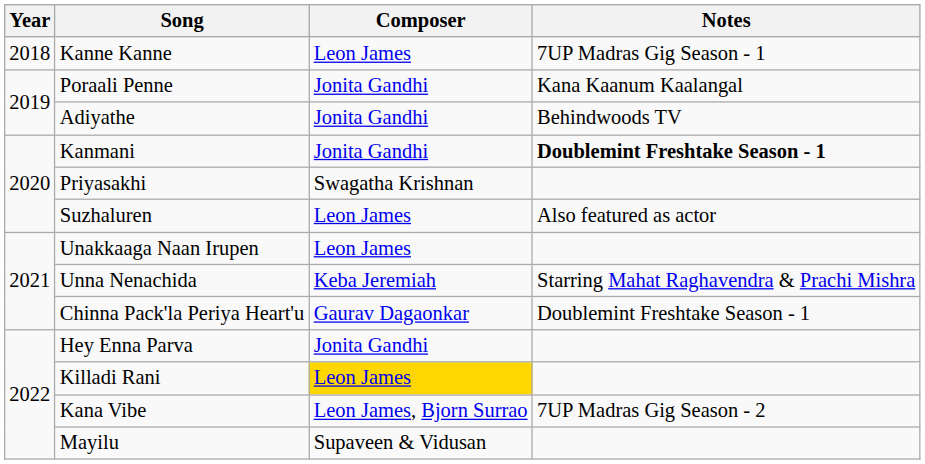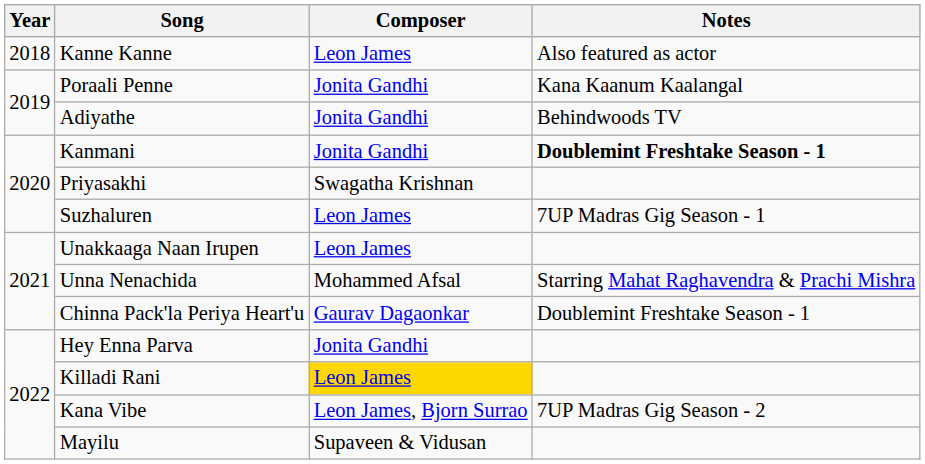(651, 53) 7UP Madras Gig Season - 1 -> (627, 53) Also featured as actor
(627, 215) Also featured as actor -> (651, 215) 7UP Madras Gig Season - 1
(375, 280) Keba Jeremiah -> (387, 280) Mohammed Afsal
